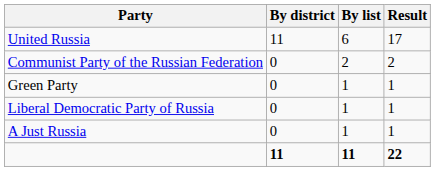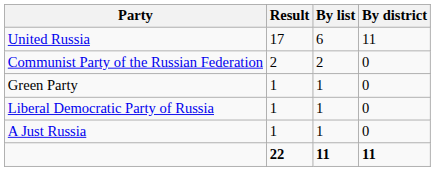columns swapped: (302, 16) <-> (407, 16)
